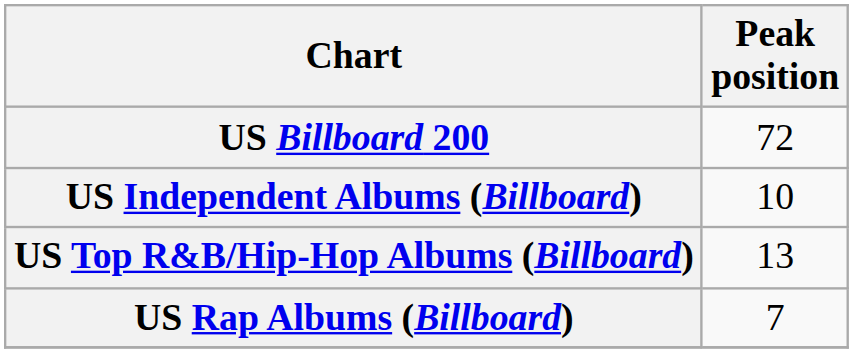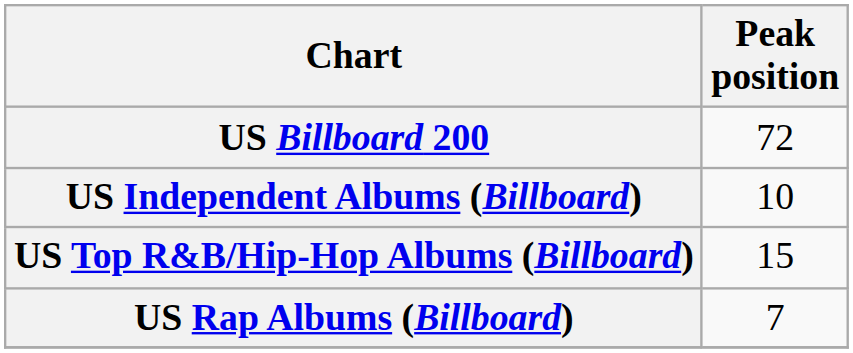(775, 256) 13 -> (775, 256) 15
